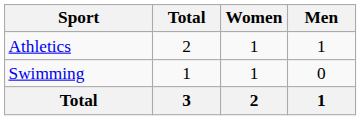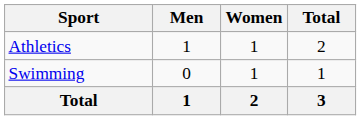columns swapped: (321, 18) <-> (187, 18)
